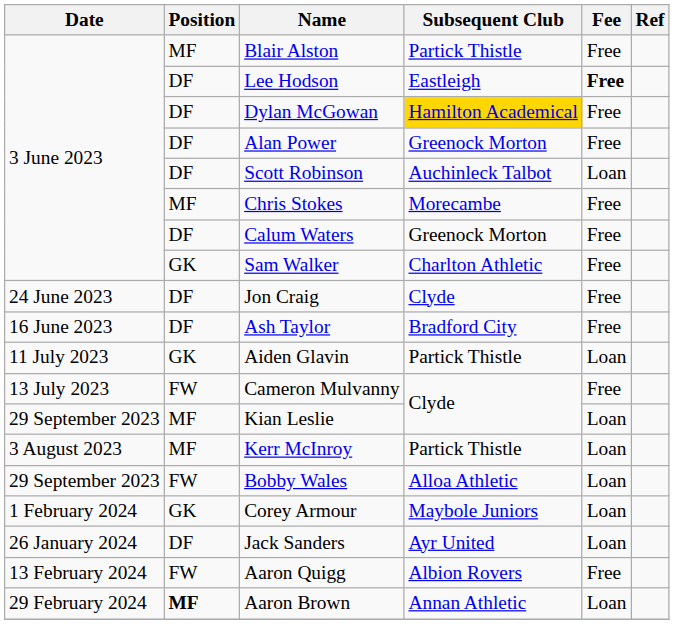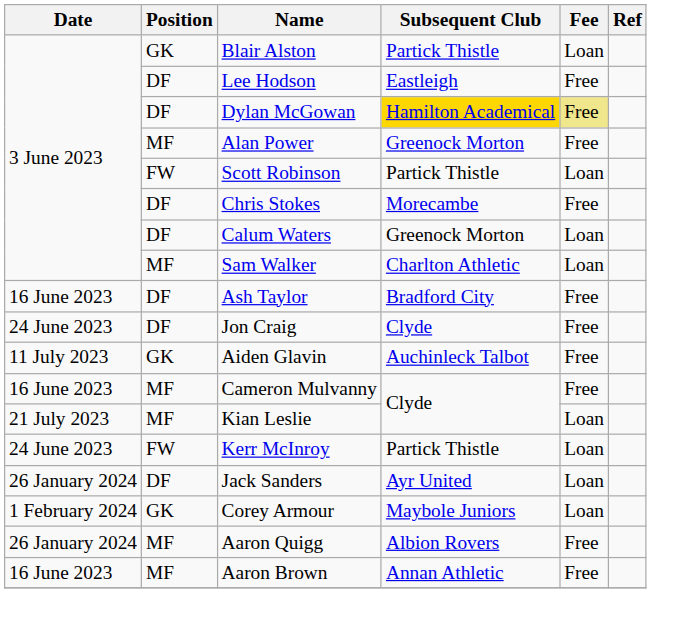(183, 50) MF -> (160, 50) GK
(604, 50) Free -> (584, 50) Loan
(605, 81) bold -> (581, 81) normal
(604, 111) no background -> (581, 111) khaki background
(181, 142) DF -> (160, 142) MF
(181, 173) DF -> (160, 173) FW
(480, 173) Auchinleck Talbot -> (442, 173) Partick Thistle
(183, 204) MF -> (158, 204) DF
(604, 234) Free -> (584, 234) Loan
(183, 265) GK -> (160, 265) MF
(604, 265) Free -> (584, 265) Loan
rows swapped: (287, 326) <-> (282, 296)
(465, 357) Partick Thistle -> (457, 357) Auchinleck Talbot
(607, 357) Loan -> (581, 357) Free
(59, 388) 13 July 2023 -> (61, 388) 16 June 2023
(183, 388) FW -> (160, 388) MF
(84, 419) 29 September 2023 -> (59, 419) 21 July 2023
(66, 449) 3 August 2023 -> (61, 449) 24 June 2023
(183, 449) MF -> (160, 449) FW
- row: (296, 480)
rows swapped: (294, 541) <-> (300, 511)
(78, 572) 13 February 2024 -> (73, 541) 26 January 2024
(183, 572) FW -> (160, 541) MF
(78, 603) 29 February 2024 -> (61, 572) 16 June 2023
(184, 603) bold -> (160, 572) normal
(607, 603) Loan -> (581, 572) Free
